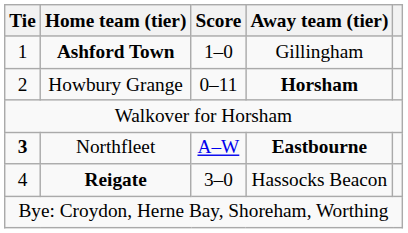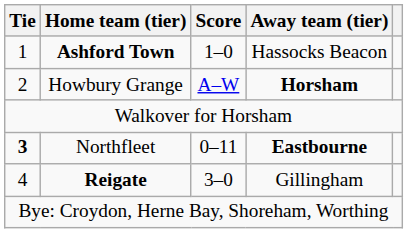(319, 51) Gillingham -> (319, 51) Hassocks Beacon
(218, 83) 0–11 -> (218, 83) A–W
(218, 147) A–W -> (218, 147) 0–11
(319, 179) Hassocks Beacon -> (319, 179) Gillingham
